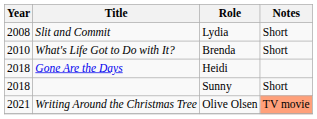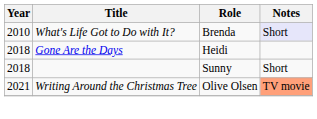- row: (73, 31)
(275, 50) no background -> (275, 31) lavender background
